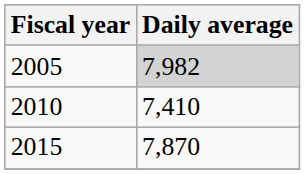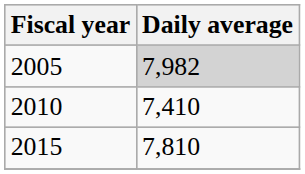(171, 147) 7,870 -> (171, 147) 7,810
